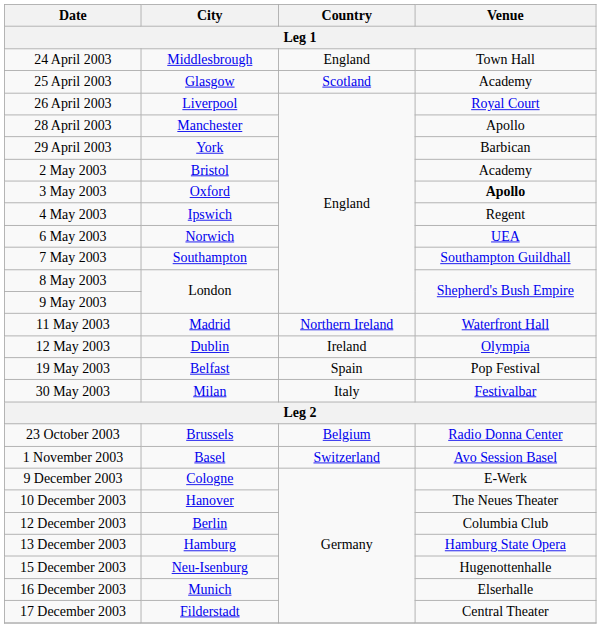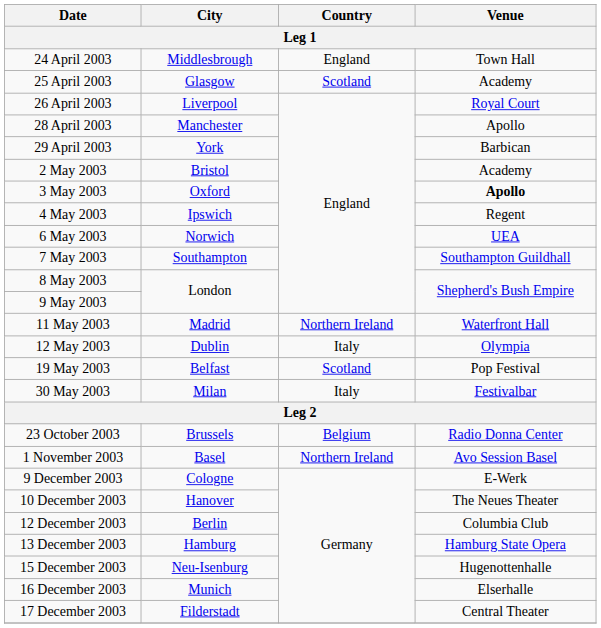(347, 346) Ireland -> (347, 346) Italy
(347, 368) Spain -> (347, 368) Scotland
(347, 457) Switzerland -> (347, 457) Northern Ireland
